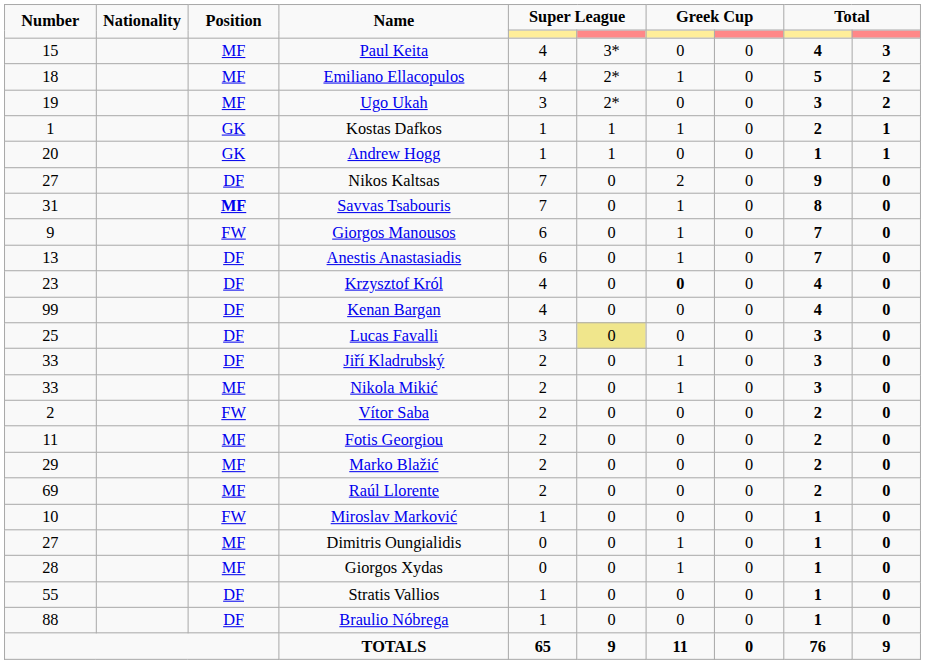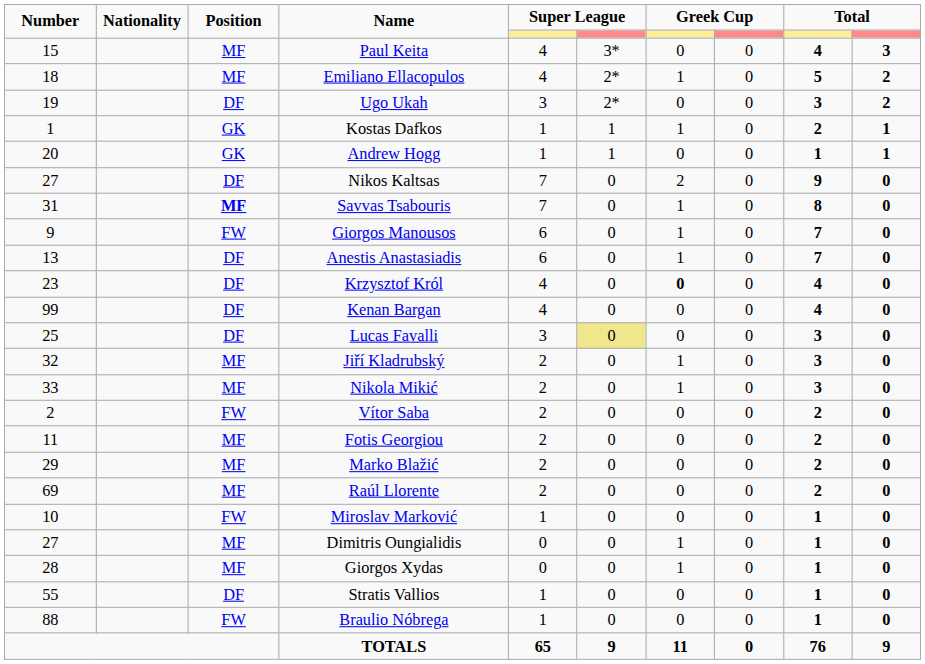(234, 102) MF -> (234, 102) DF
(50, 361) 33 -> (50, 361) 32
(234, 361) DF -> (234, 361) MF
(234, 620) DF -> (234, 620) FW
